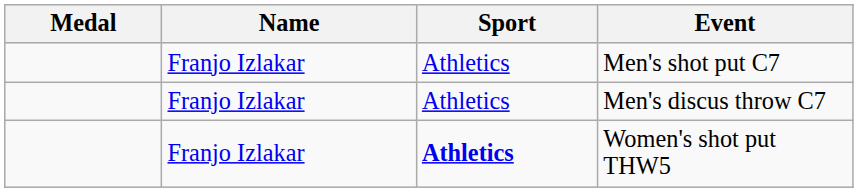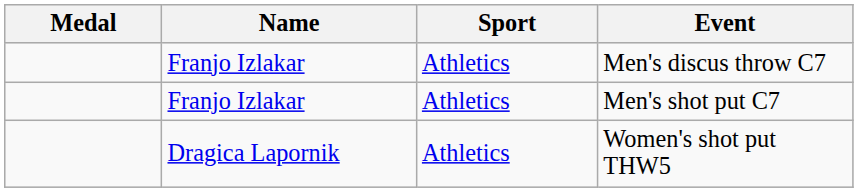rows swapped: (715, 100) <-> (692, 62)
(236, 153) Franjo Izlakar -> (254, 153) Dragica Lapornik
(468, 153) bold -> (466, 153) normal
